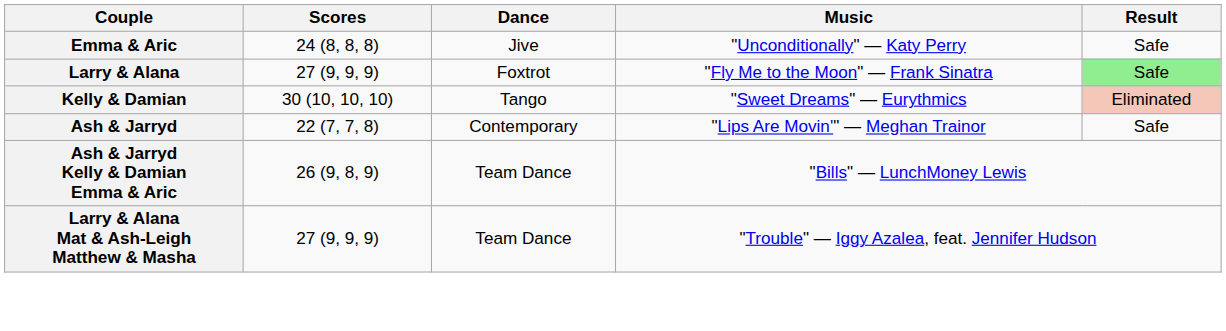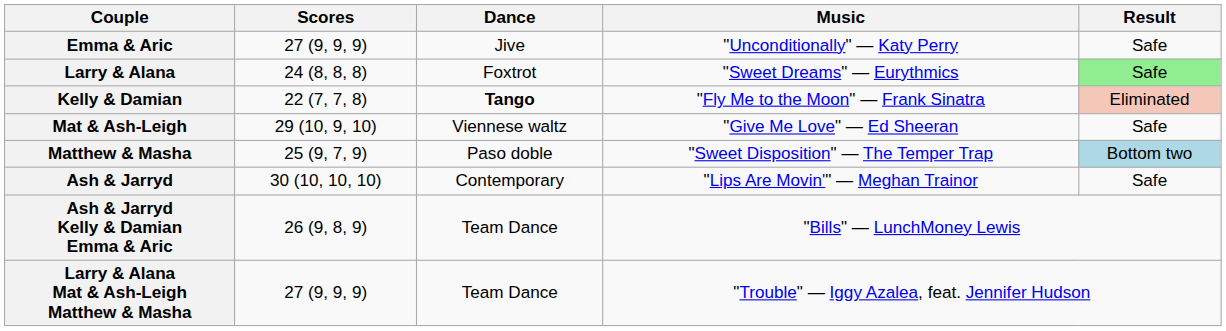(338, 45) 24 (8, 8, 8) -> (326, 45) 27 (9, 9, 9)
(338, 72) 27 (9, 9, 9) -> (326, 72) 24 (8, 8, 8)
(849, 72) "Fly Me to the Moon" — Frank Sinatra -> (841, 72) "Sweet Dreams" — Eurythmics
(338, 99) 30 (10, 10, 10) -> (326, 99) 22 (7, 7, 8)
(523, 99) normal -> (510, 99) bold
(849, 99) "Sweet Dreams" — Eurythmics -> (841, 99) "Fly Me to the Moon" — Frank Sinatra
+ row: (120, 126)
+ row: (120, 153)
(338, 126) 22 (7, 7, 8) -> (326, 180) 30 (10, 10, 10)
